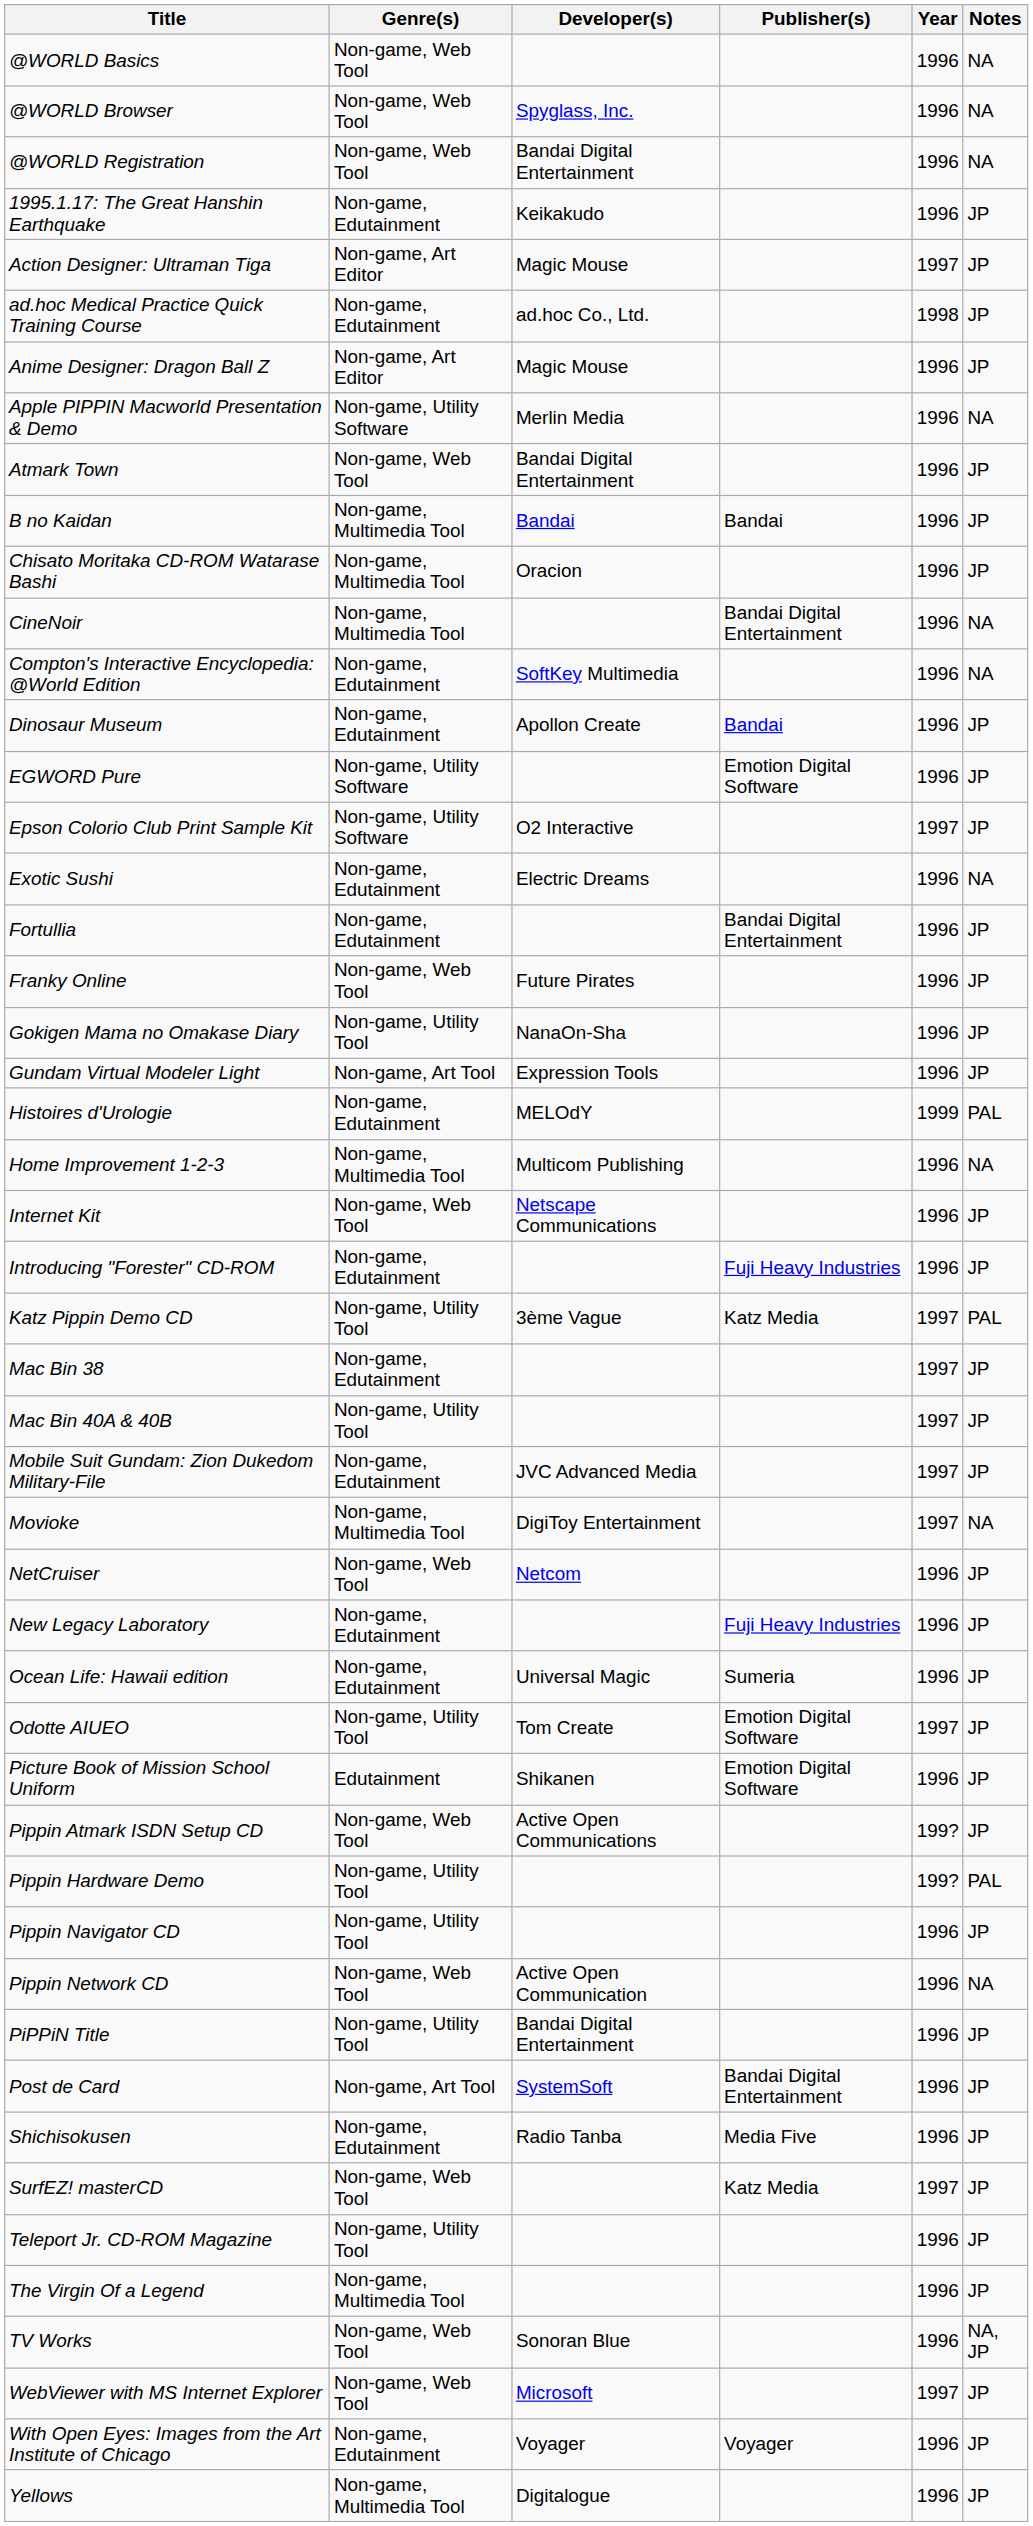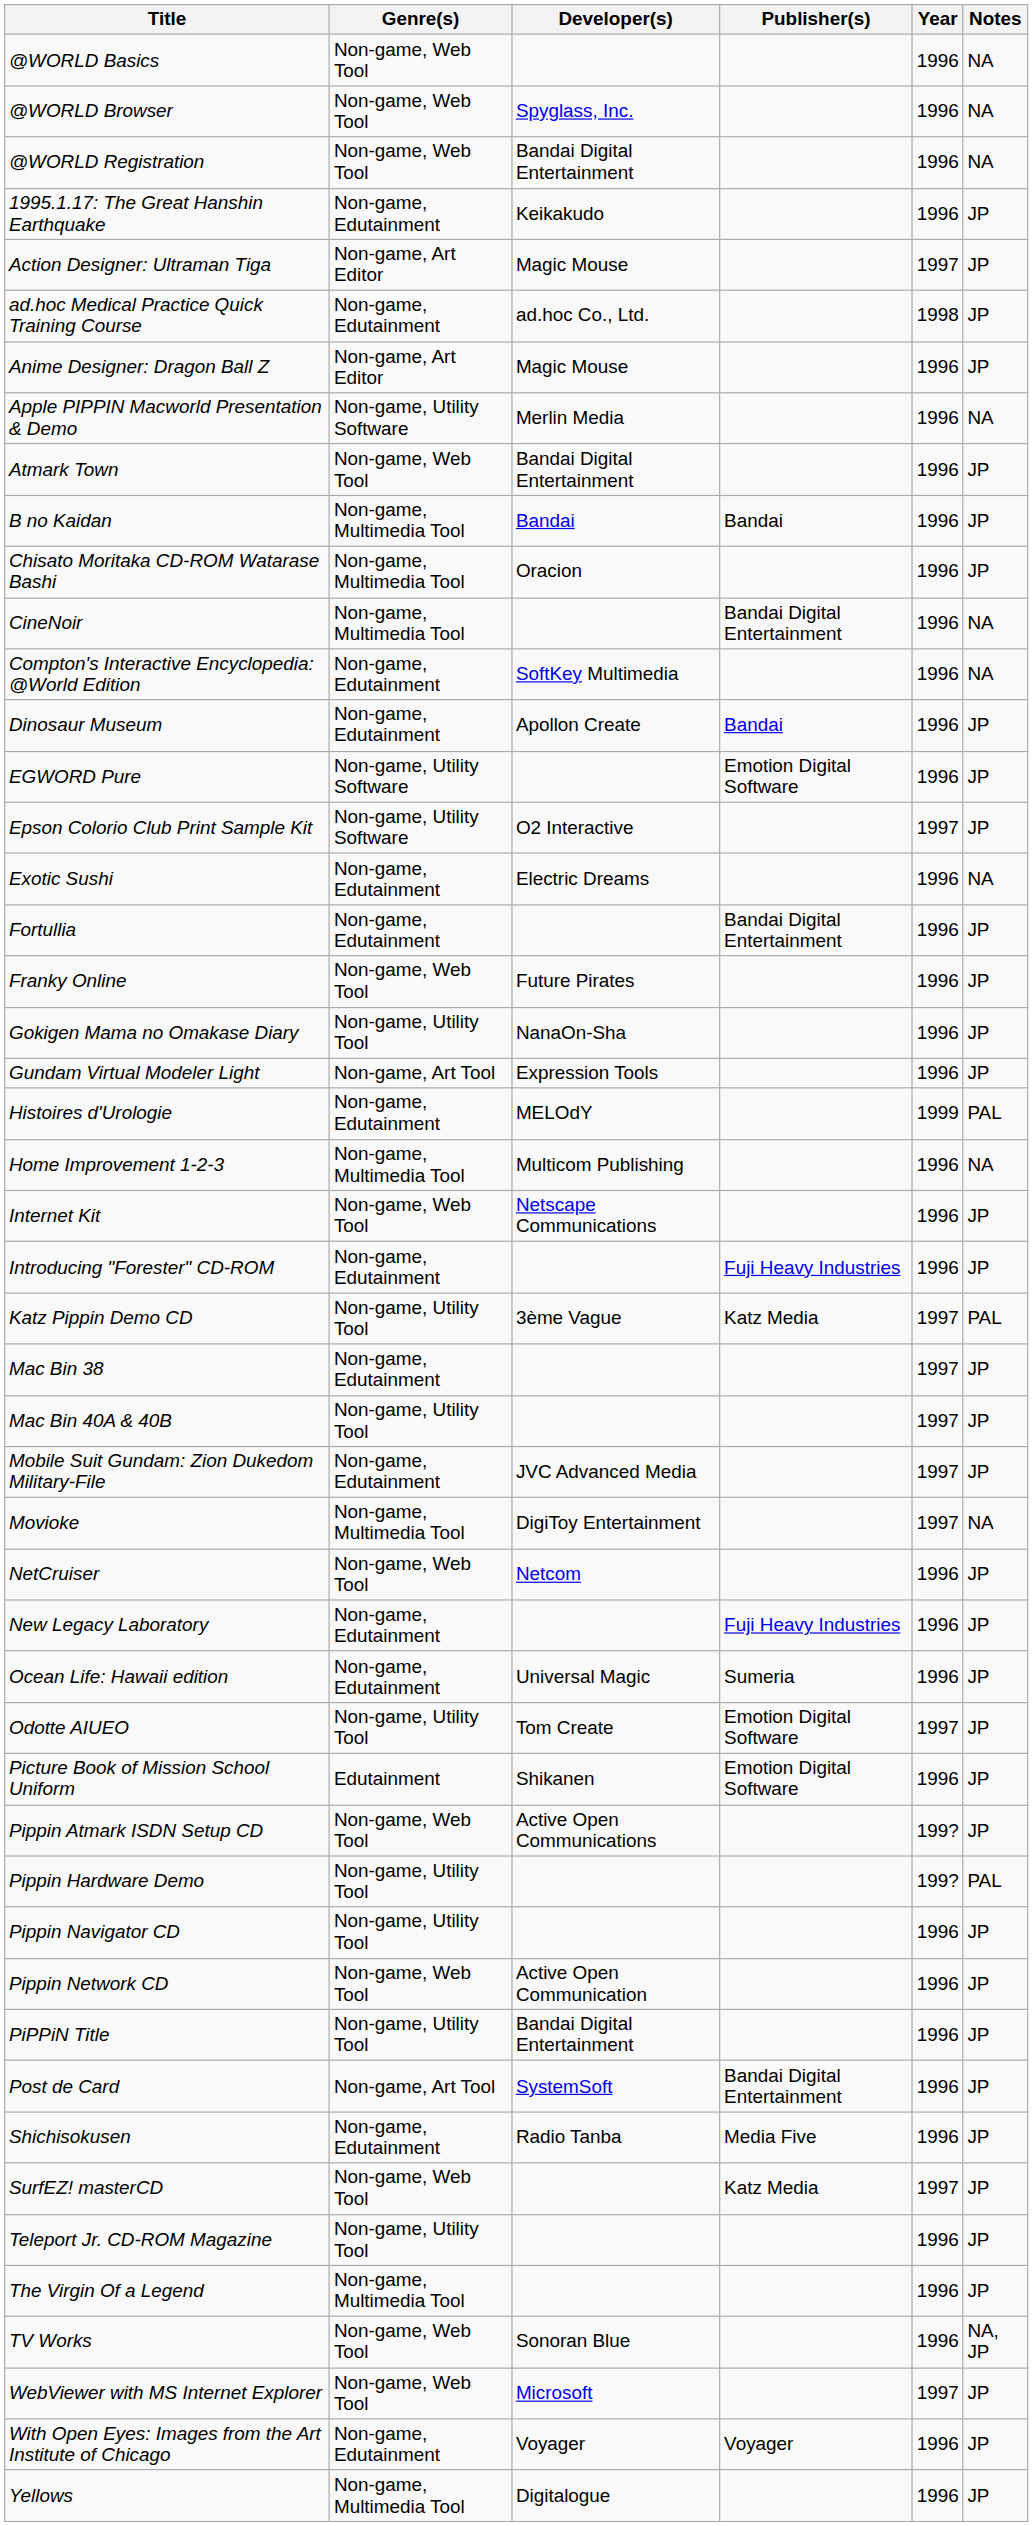(980, 1983) NA -> (978, 1983) JP
